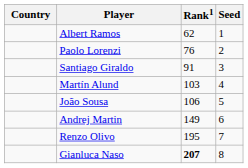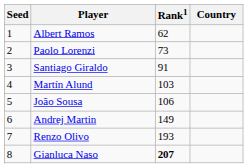columns swapped: (31, 14) <-> (229, 14)
(189, 50) 76 -> (163, 50) 73
(192, 136) 195 -> (166, 136) 193
